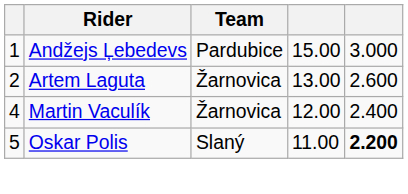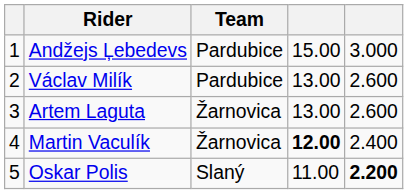+ row: (80, 81)
(14, 81) 2 -> (14, 111) 3
(316, 111) normal -> (316, 142) bold
